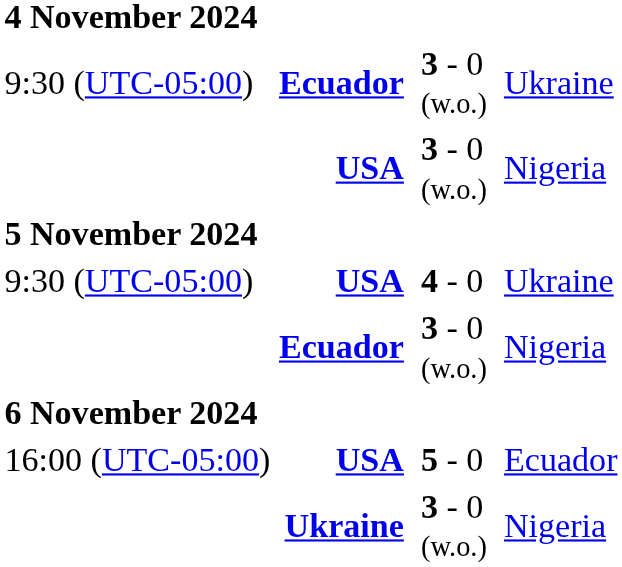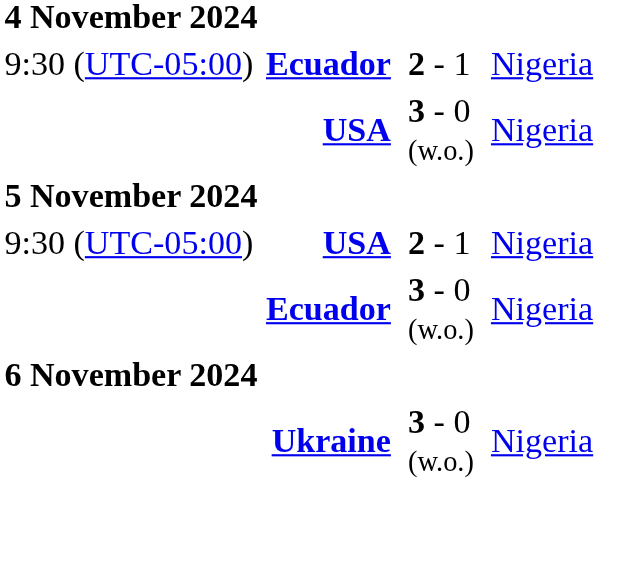(454, 83) 3 - 0 (w.o.) -> (439, 63) 2 - 1
(559, 83) Ukraine -> (542, 63) Nigeria
(452, 281) 4 - 0 -> (439, 242) 2 - 1
(559, 281) Ukraine -> (542, 242) Nigeria
- row: (137, 460)
